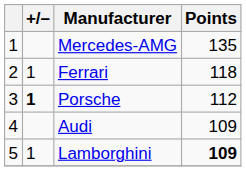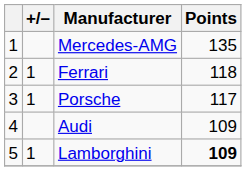(31, 99) bold -> (31, 99) normal
(223, 99) 112 -> (223, 99) 117
